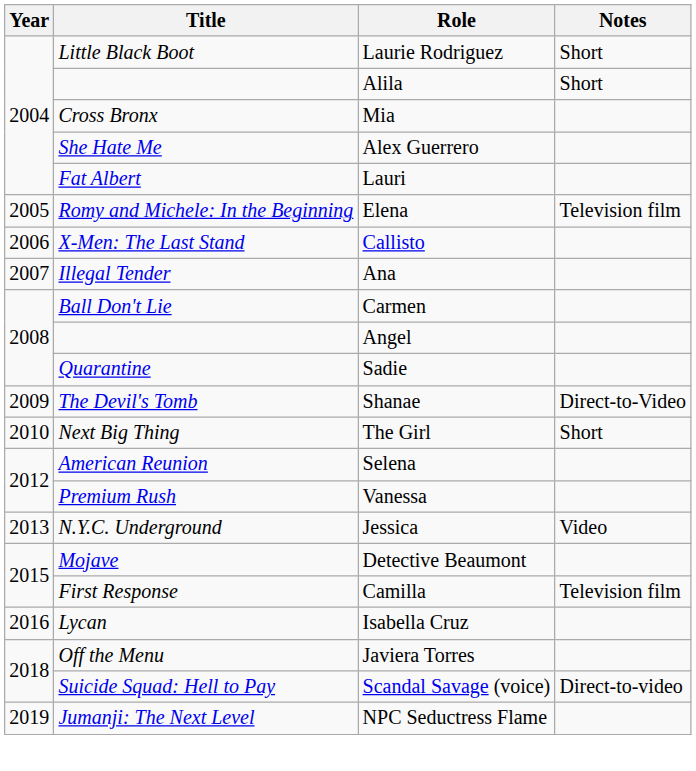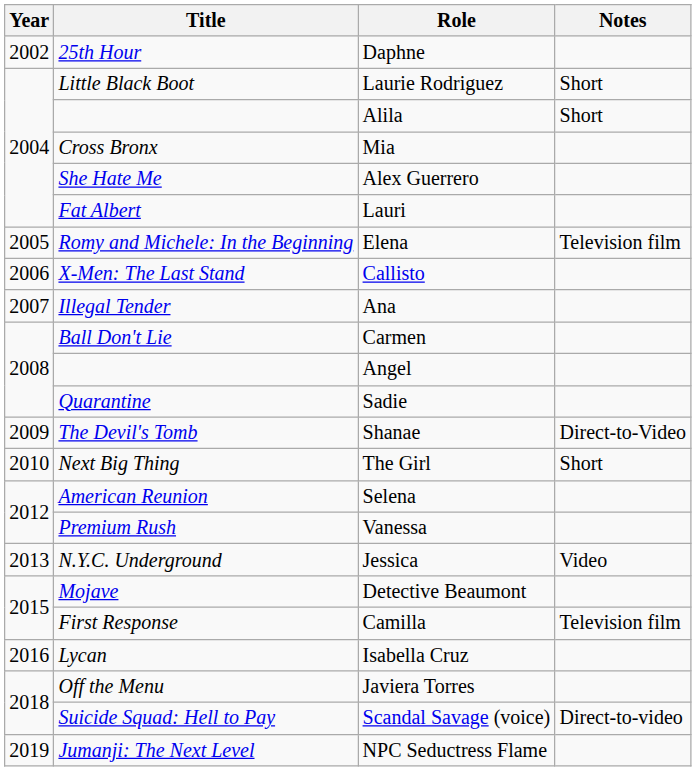+ row: (394, 52)
